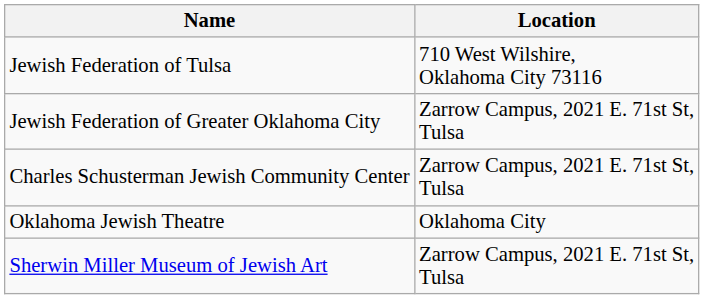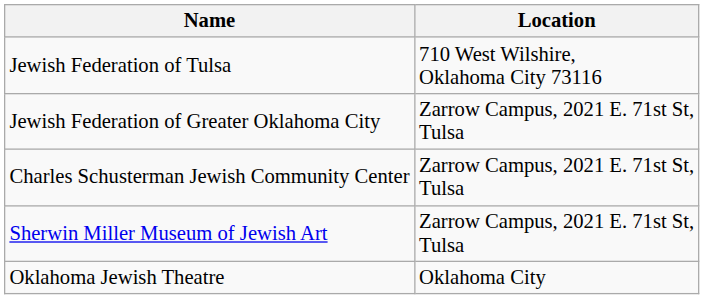rows swapped: (168, 265) <-> (117, 221)
